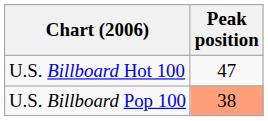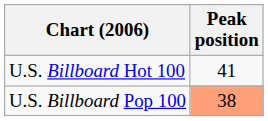(227, 70) 47 -> (227, 70) 41
